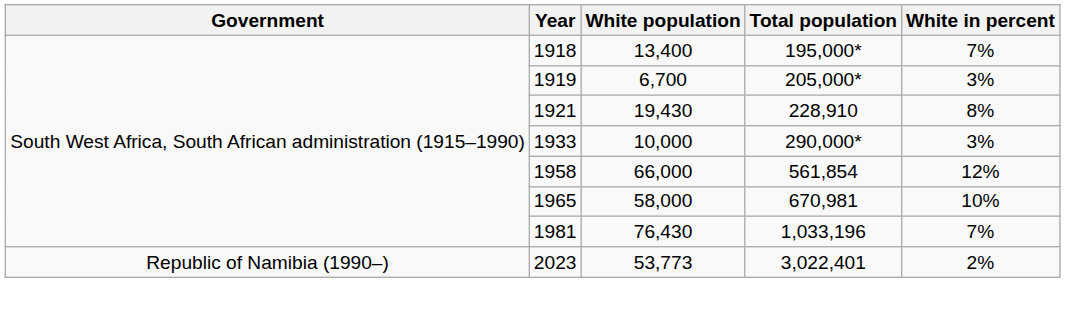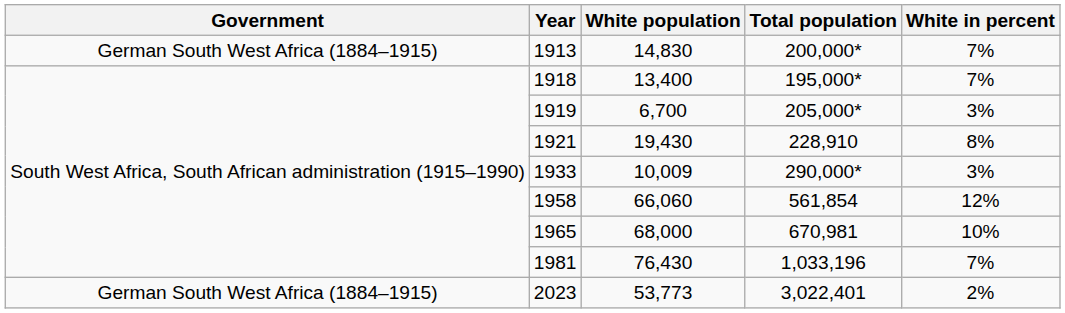+ row: (555, 50)
(663, 141) 10,000 -> (663, 171) 10,009
(663, 171) 66,000 -> (663, 201) 66,060
(663, 201) 58,000 -> (663, 232) 68,000
(268, 262) Republic of Namibia (1990–) -> (268, 292) German South West Africa (1884–1915)
